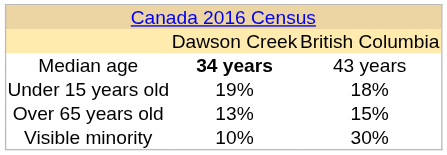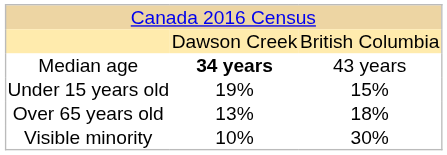(370, 89) 18% -> (370, 89) 15%
(370, 113) 15% -> (370, 113) 18%
